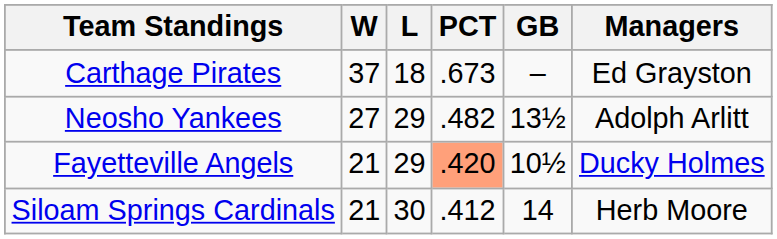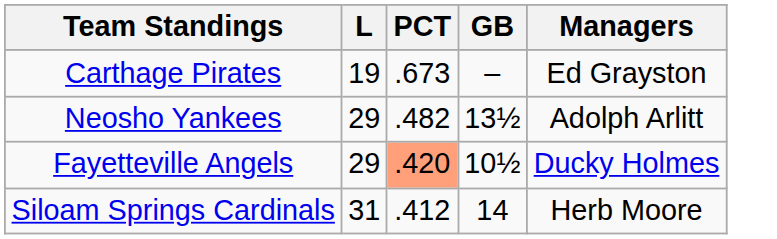- column: (364, 27)
(409, 73) 18 -> (364, 73) 19
(409, 210) 30 -> (364, 210) 31
